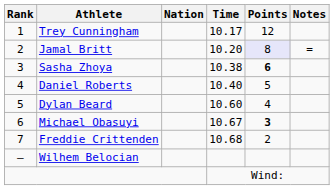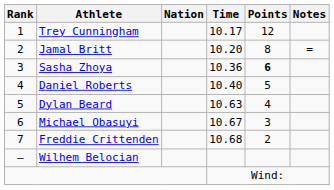(268, 49) lavender background -> (268, 49) no background
(226, 67) 10.38 -> (226, 67) 10.36
(226, 103) 10.60 -> (226, 103) 10.63
(268, 121) bold -> (268, 121) normal
